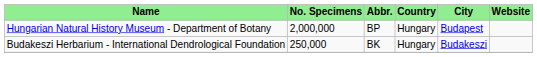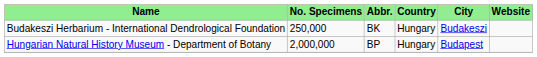rows swapped: (139, 28) <-> (146, 44)
